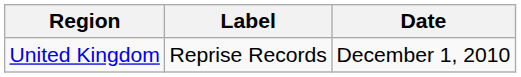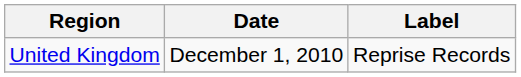columns swapped: (423, 21) <-> (248, 21)
